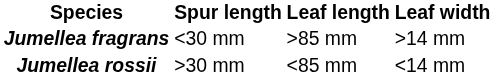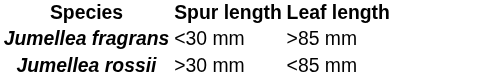- column: (443, 12)
